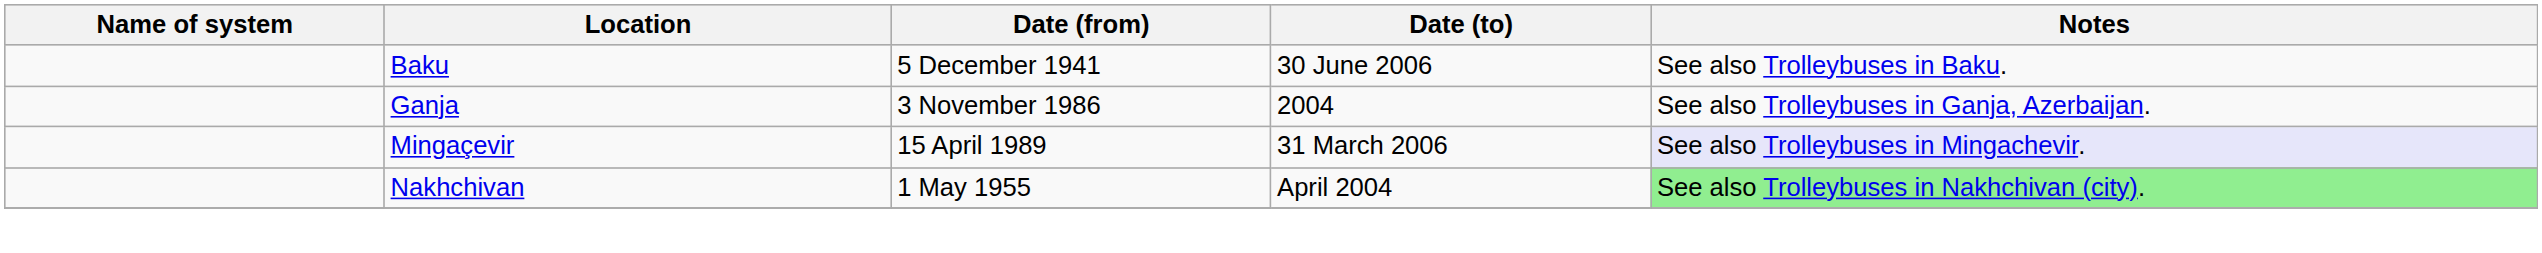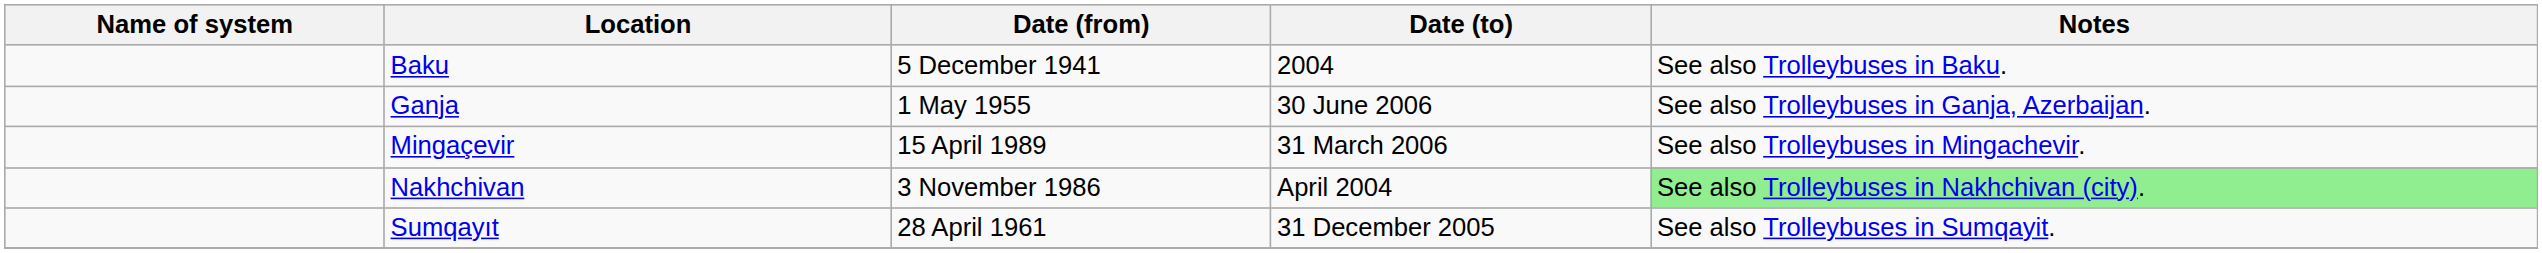(1355, 65) 30 June 2006 -> (1306, 65) 2004
(999, 106) 3 November 1986 -> (964, 106) 1 May 1955
(1306, 106) 2004 -> (1355, 106) 30 June 2006
(1871, 146) lavender background -> (1871, 146) no background
(964, 187) 1 May 1955 -> (999, 187) 3 November 1986
+ row: (445, 227)
